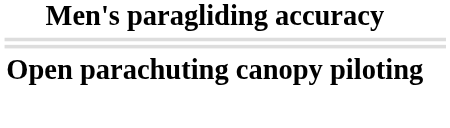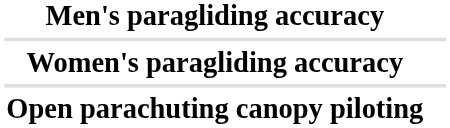+ row: (215, 62)
